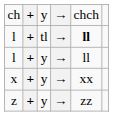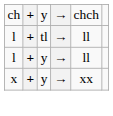(86, 36) bold -> (86, 36) normal
- row: (14, 100)
